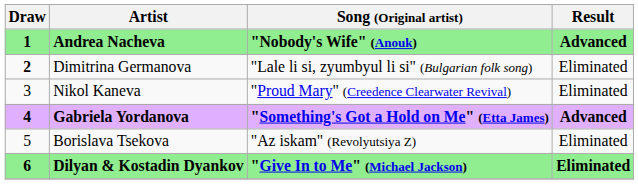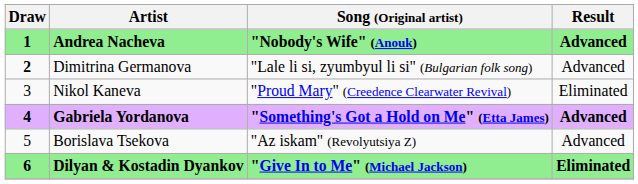(593, 66) Eliminated -> (593, 66) Advanced
(593, 141) Eliminated -> (593, 141) Advanced
